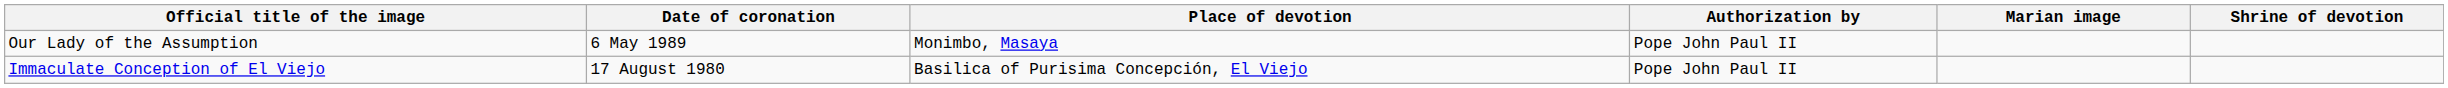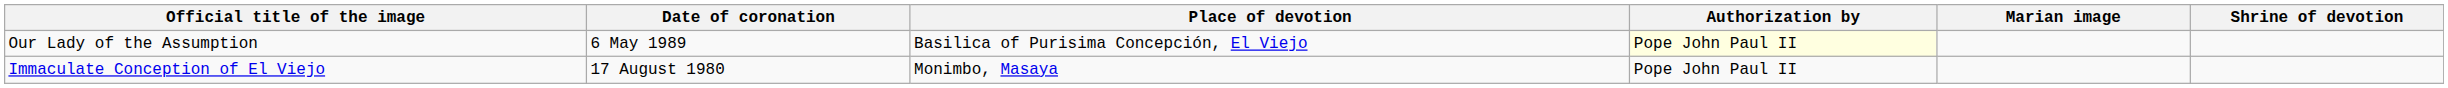(986, 44) Monimbo, Masaya -> (1111, 44) Basilica of Purisima Concepción, El Viejo
(1715, 44) no background -> (1715, 44) lightyellow background
(1111, 70) Basilica of Purisima Concepción, El Viejo -> (986, 70) Monimbo, Masaya
